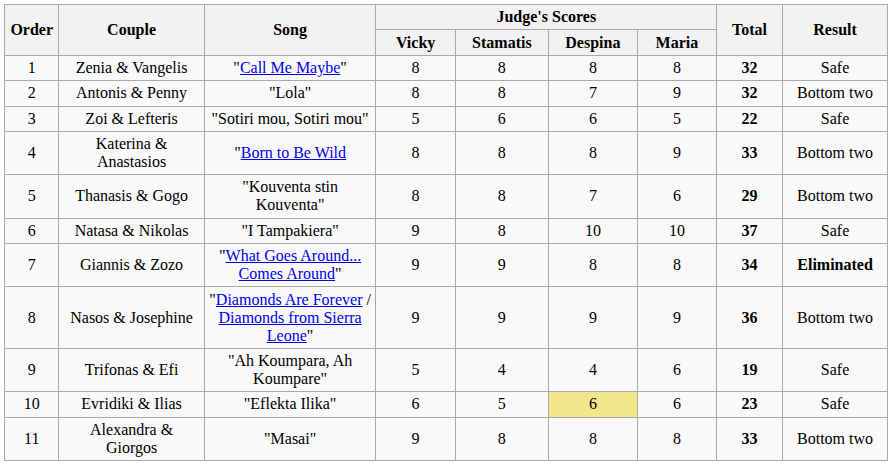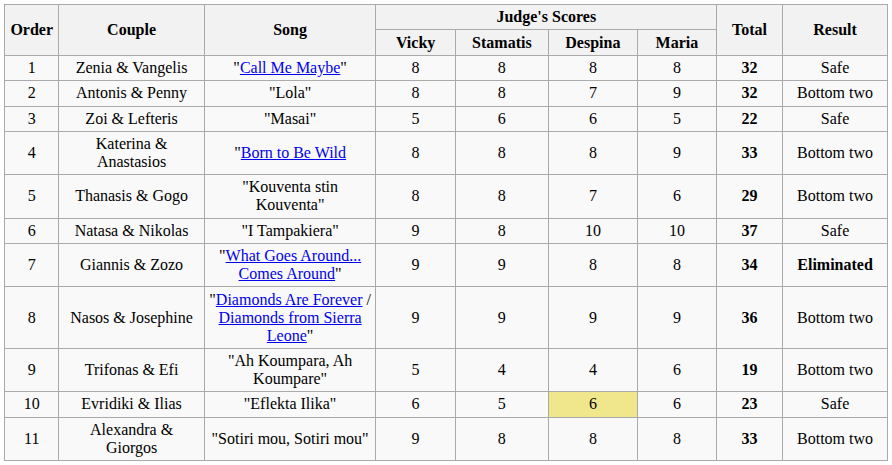(290, 118) "Sotiri mou, Sotiri mou" -> (290, 118) "Masai"
(835, 369) Safe -> (835, 369) Bottom two
(290, 438) "Masai" -> (290, 438) "Sotiri mou, Sotiri mou"
